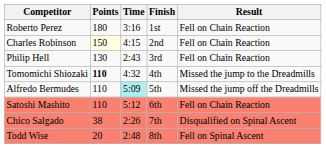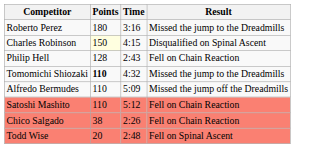- column: (162, 12)
(225, 27) Fell on Chain Reaction -> (217, 27) Missed the jump to the Dreadmills
(225, 43) Fell on Chain Reaction -> (207, 43) Disqualified on Spinal Ascent
(100, 58) 130 -> (100, 58) 128
(132, 89) paleturquoise background -> (132, 89) no background
(238, 120) Disqualified on Spinal Ascent -> (194, 120) Fell on Chain Reaction
